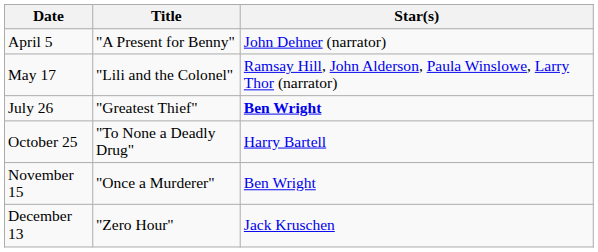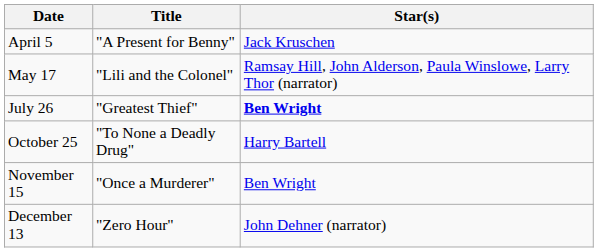(315, 41) John Dehner (narrator) -> (289, 41) Jack Kruschen
(289, 225) Jack Kruschen -> (315, 225) John Dehner (narrator)
